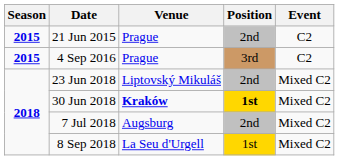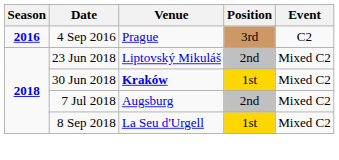- row: (84, 37)
(27, 58) 2015 -> (27, 37) 2016
(250, 101) bold -> (250, 80) normal
